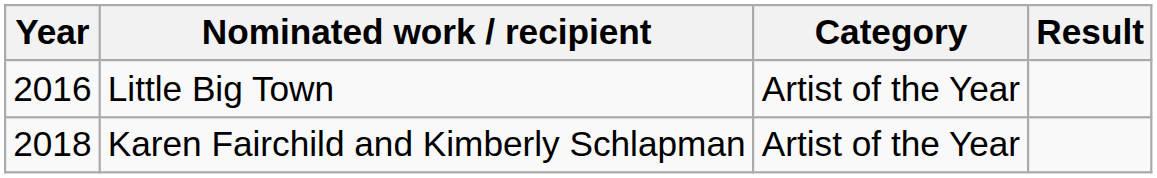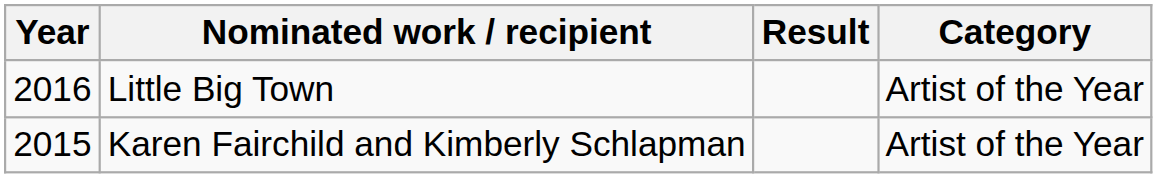columns swapped: (891, 32) <-> (1090, 32)
(52, 144) 2018 -> (52, 144) 2015
